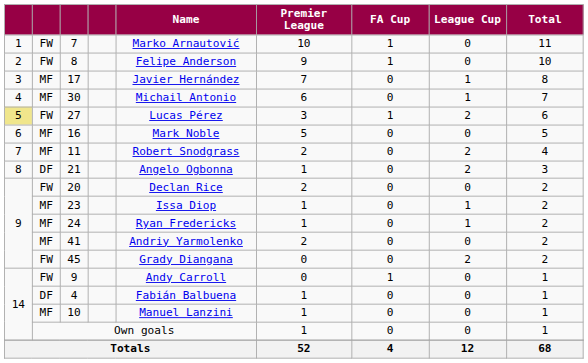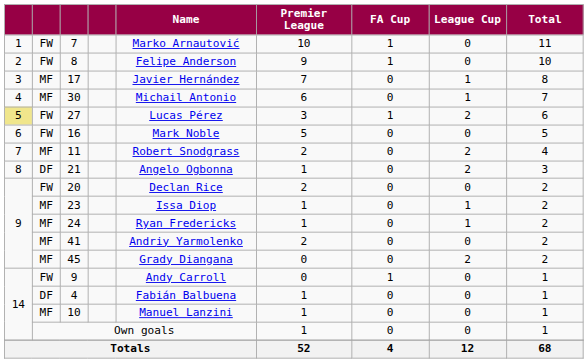(46, 134) MF -> (46, 134) FW
(46, 260) FW -> (46, 260) MF
